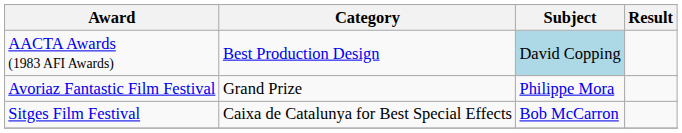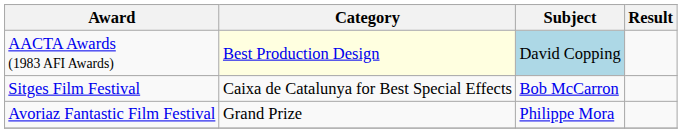(301, 52) no background -> (301, 52) lightyellow background
rows swapped: (112, 88) <-> (74, 114)
